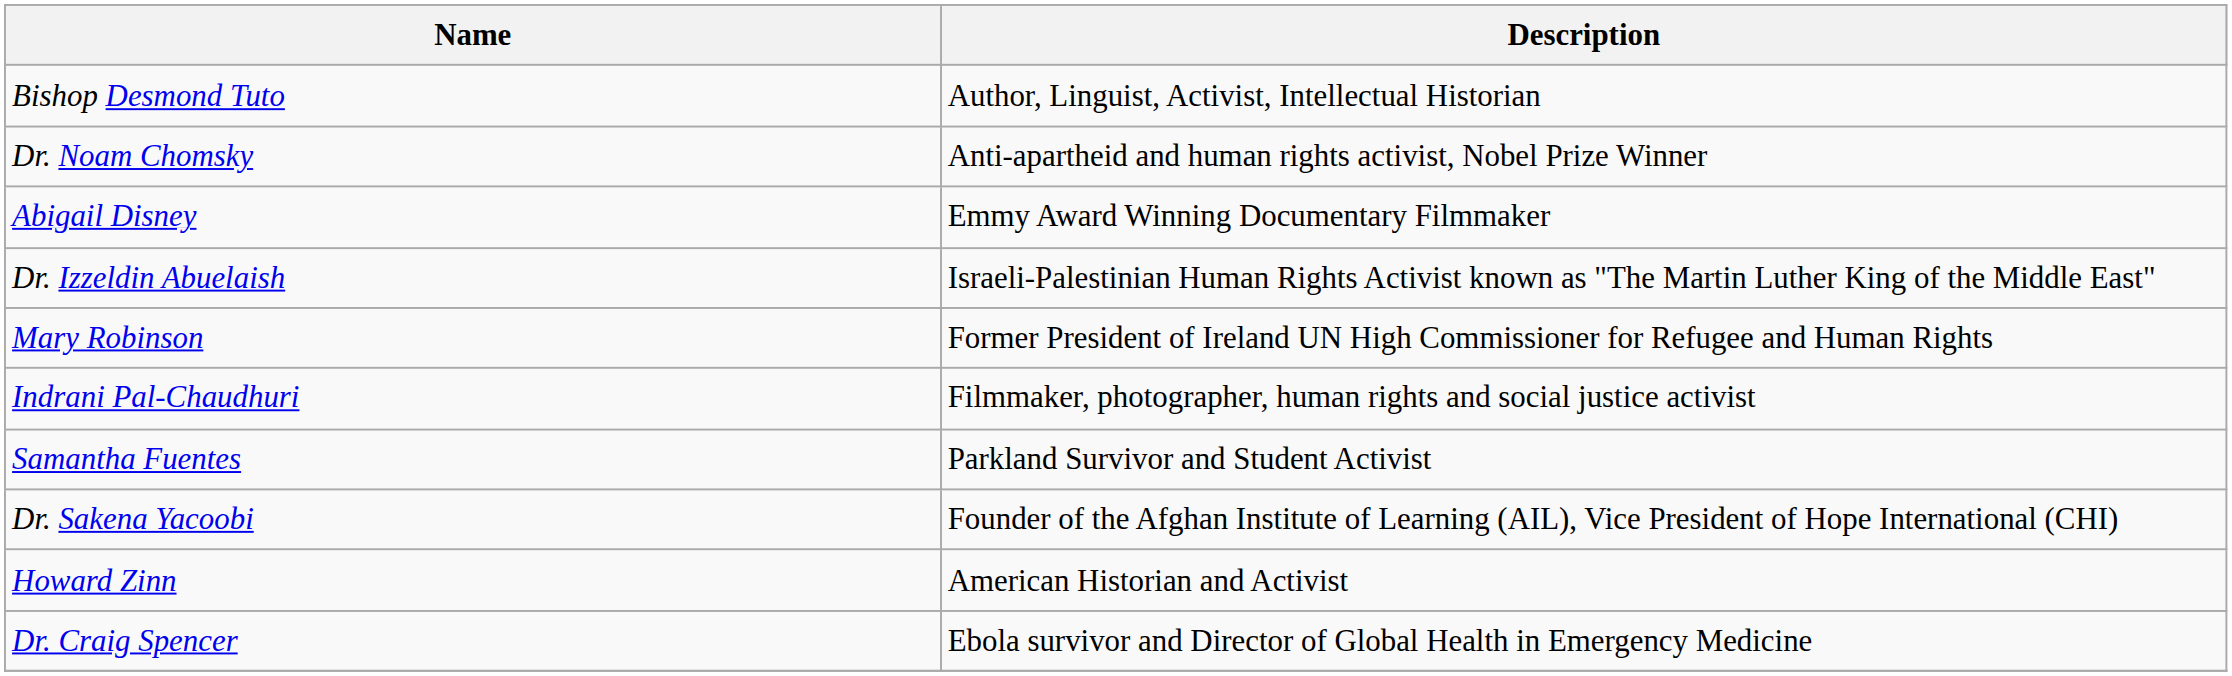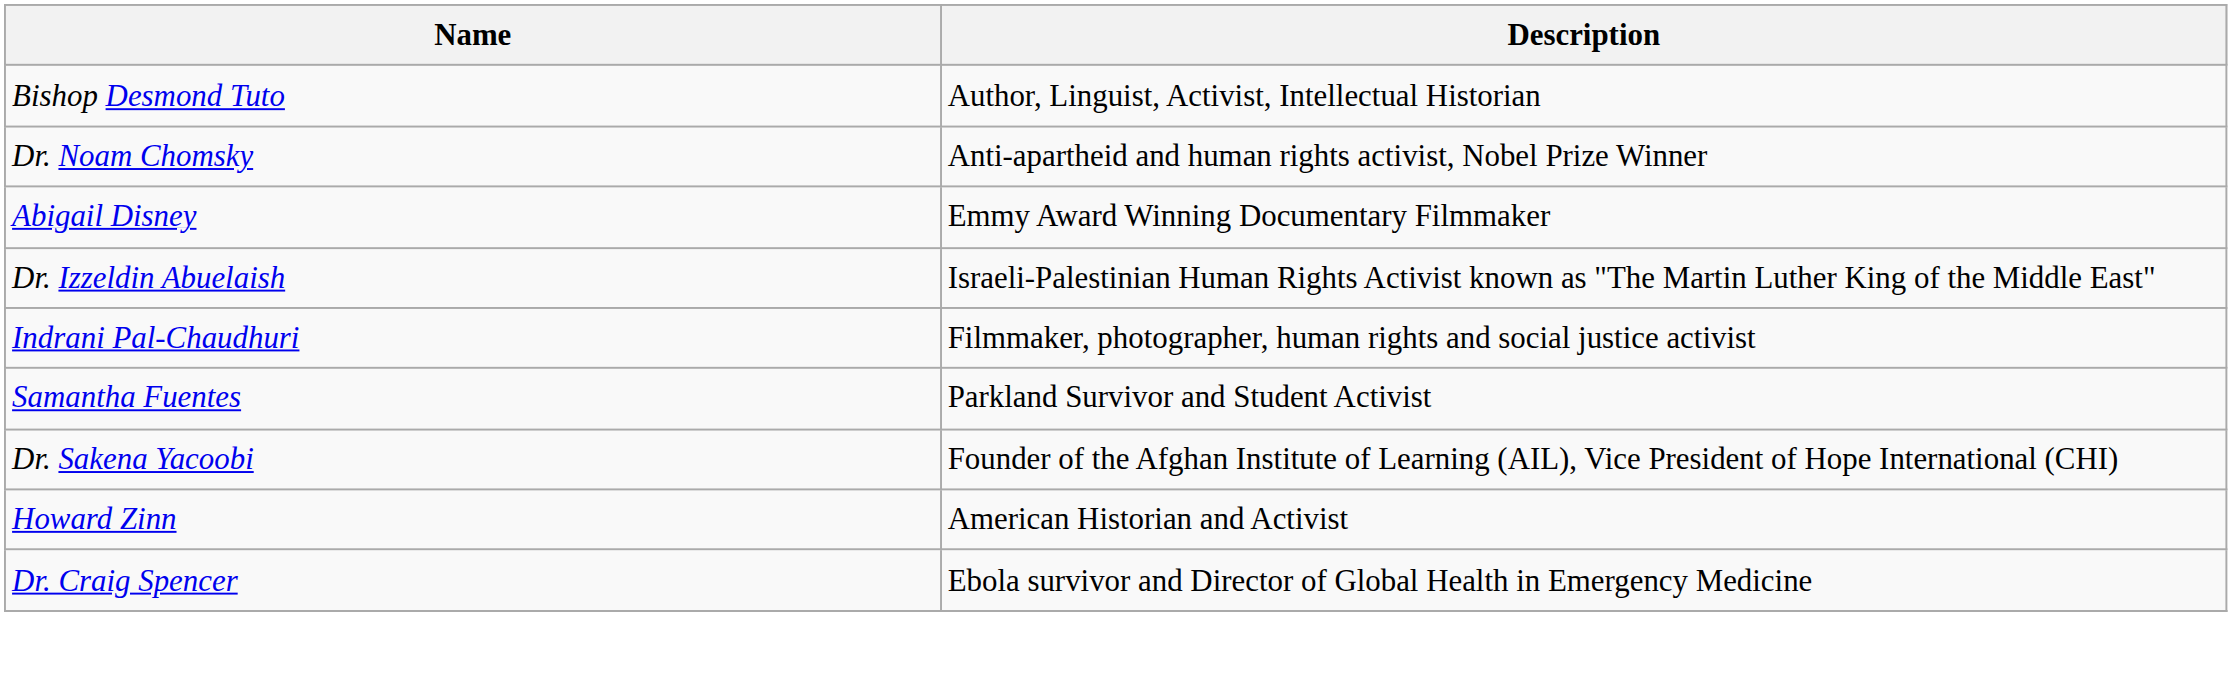- row: (108, 337)
